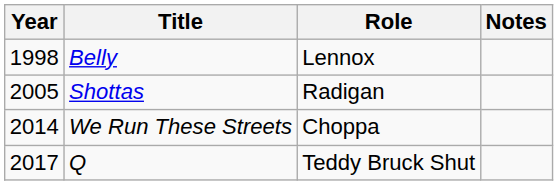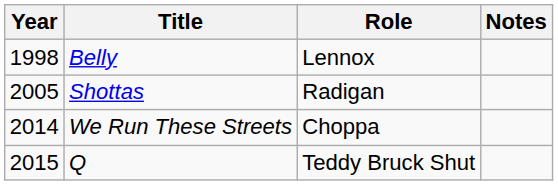(34, 162) 2017 -> (34, 162) 2015
